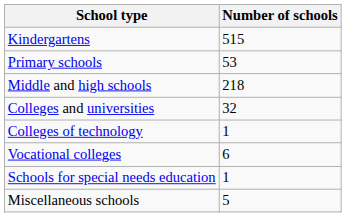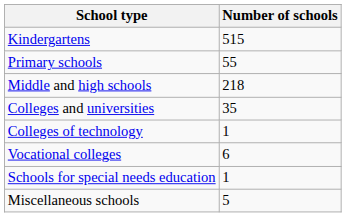(230, 62) 53 -> (230, 62) 55
(230, 108) 32 -> (230, 108) 35
